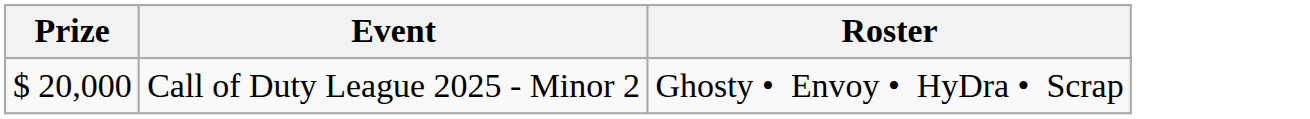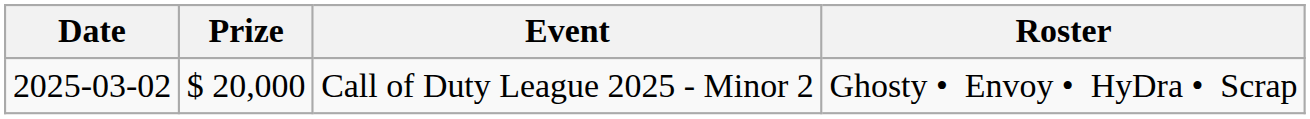+ column: (92, 31)
